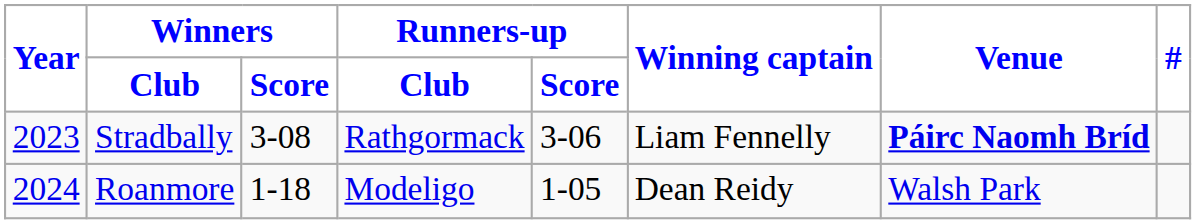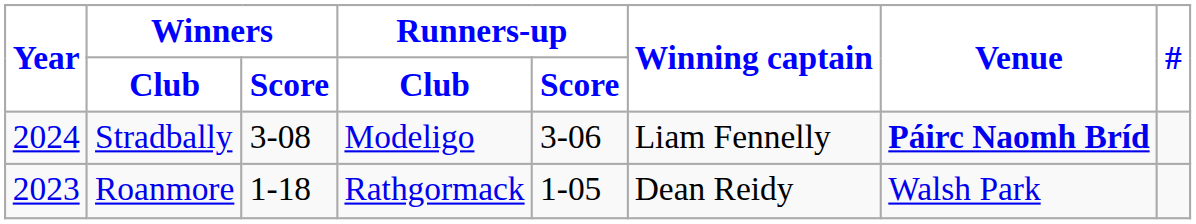(46, 137) 2023 -> (46, 137) 2024
(435, 137) Rathgormack -> (409, 137) Modeligo
(46, 190) 2024 -> (46, 190) 2023
(409, 190) Modeligo -> (435, 190) Rathgormack
